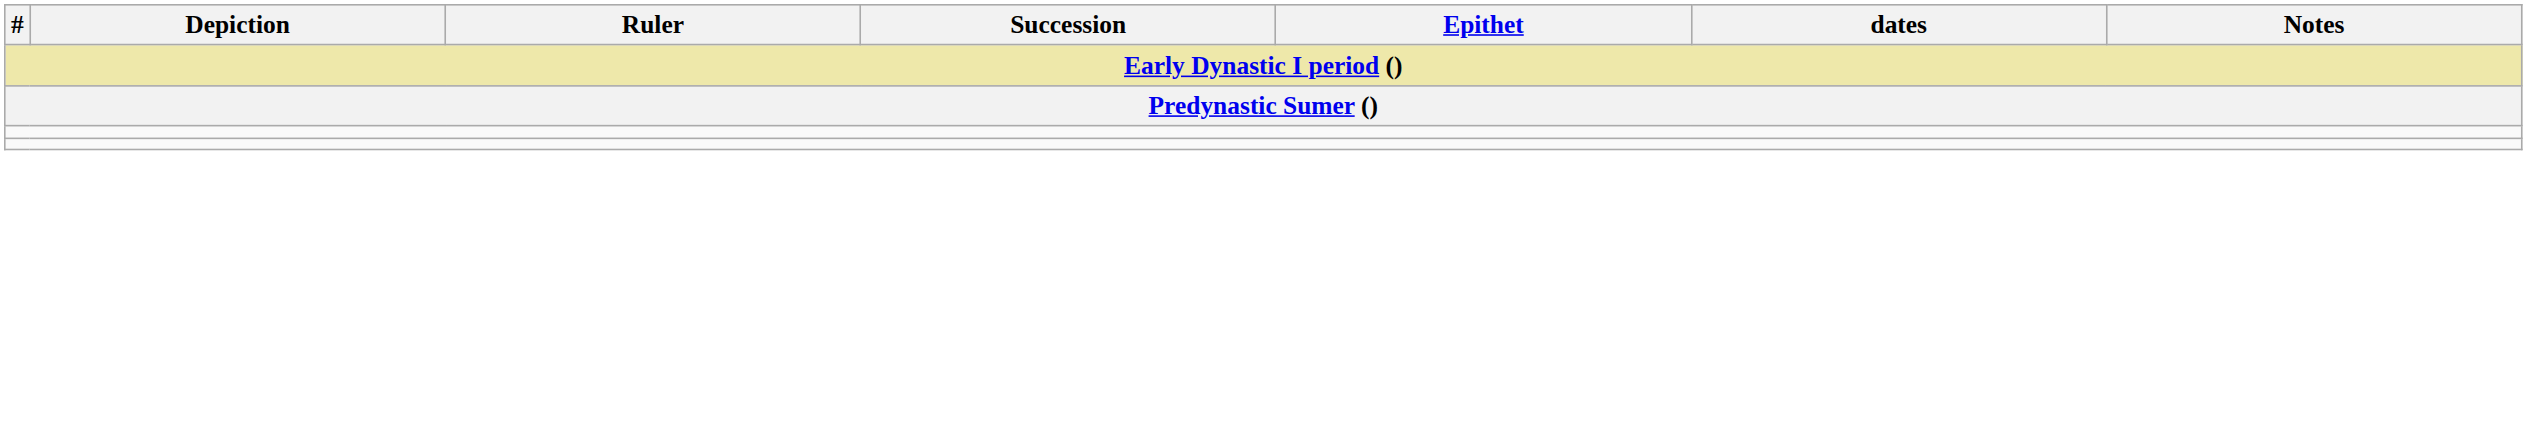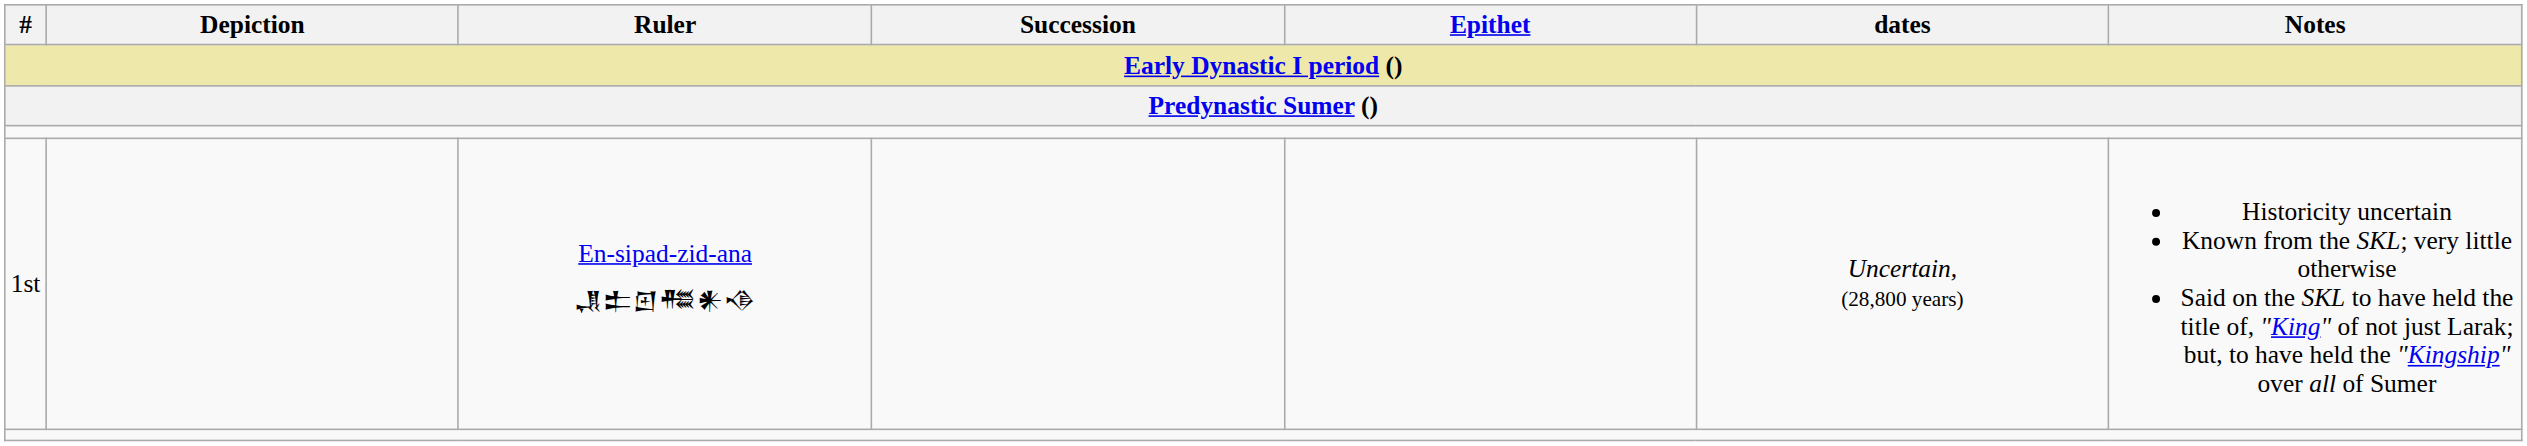+ row: (26, 283)
